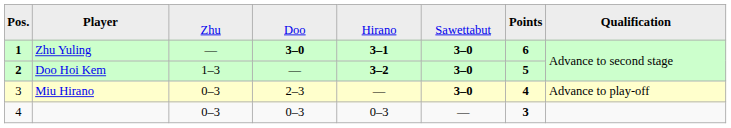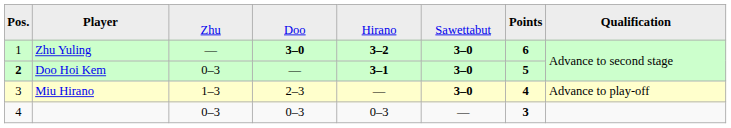(18, 50) bold -> (18, 50) normal
(379, 50) 3–1 -> (379, 50) 3–2
(211, 71) 1–3 -> (211, 71) 0–3
(379, 71) 3–2 -> (379, 71) 3–1
(211, 91) 0–3 -> (211, 91) 1–3
